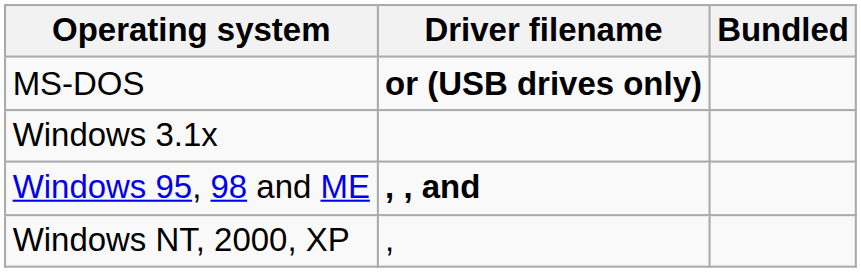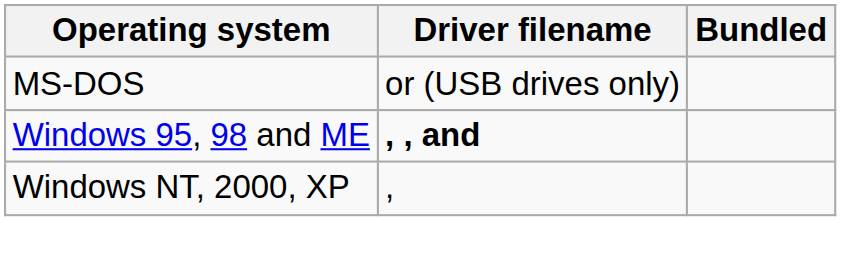(544, 82) bold -> (533, 82) normal
- row: (115, 135)
